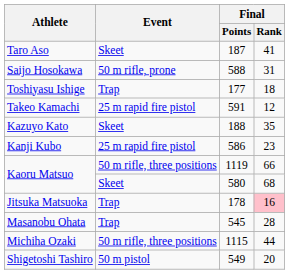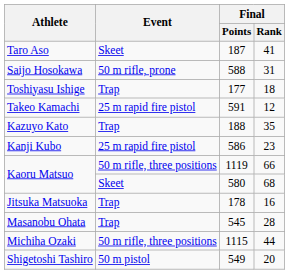(111, 127) Skeet -> (109, 127) Trap
(269, 203) pink background -> (269, 203) no background
